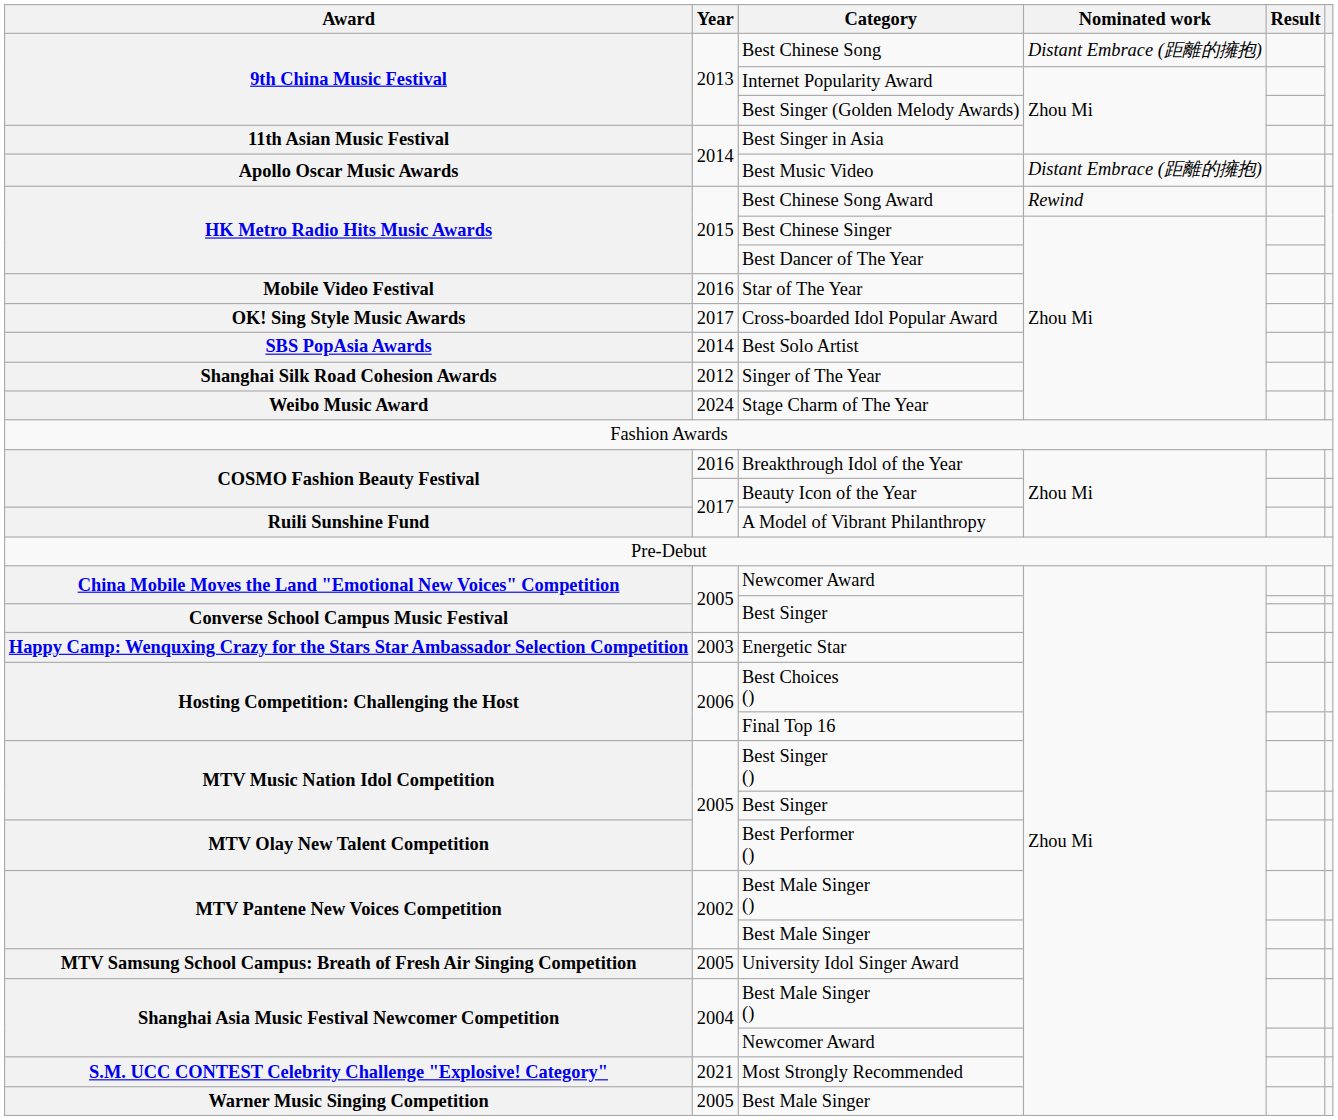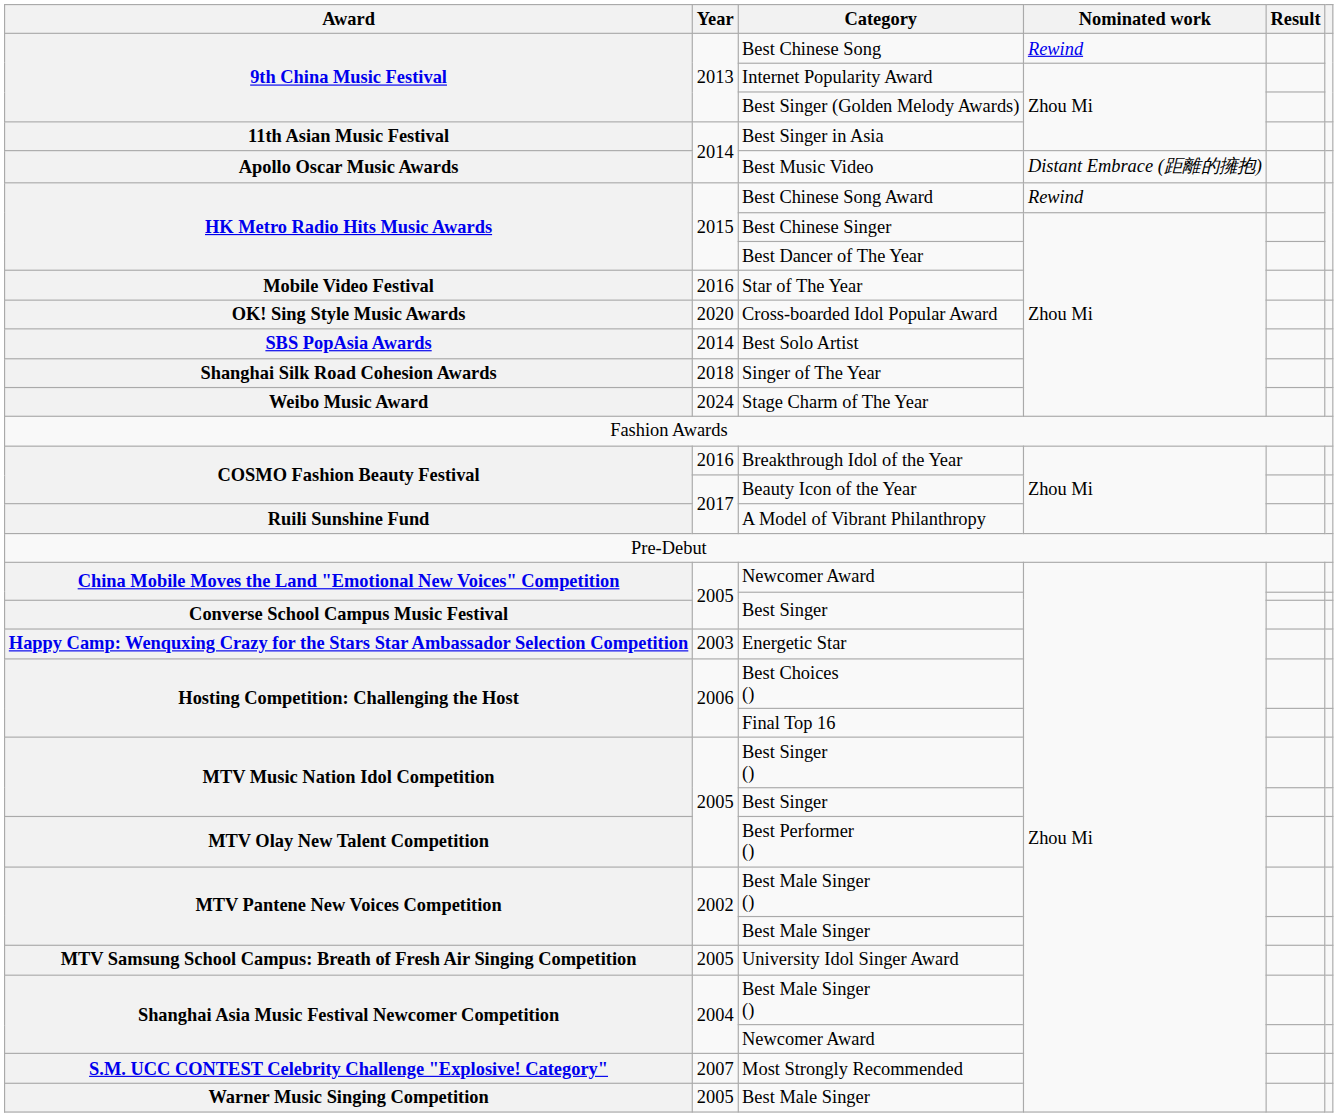(1145, 49) Distant Embrace (距離的擁抱) -> (1055, 48) Rewind
(715, 317) 2017 -> (715, 314) 2020
(715, 376) 2012 -> (715, 372) 2018
(715, 1071) 2021 -> (715, 1068) 2007
